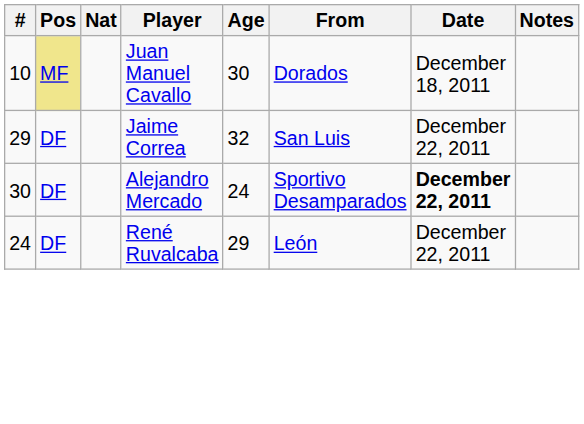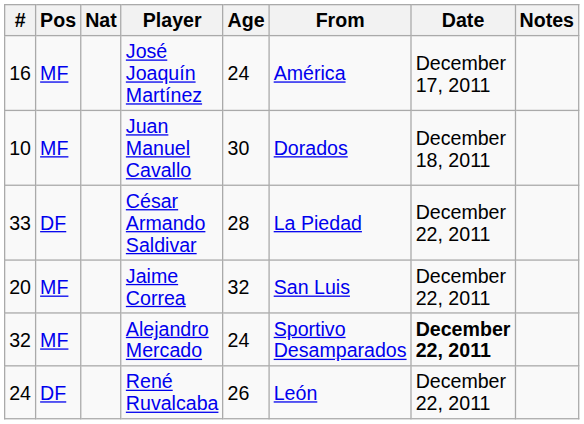+ row: (164, 73)
(54, 73) khaki background -> (54, 148) no background
+ row: (166, 223)
(20, 137) 29 -> (20, 287) 20
(53, 137) DF -> (54, 287) MF
(20, 190) 30 -> (20, 340) 32
(53, 190) DF -> (54, 340) MF
(238, 243) 29 -> (238, 393) 26
